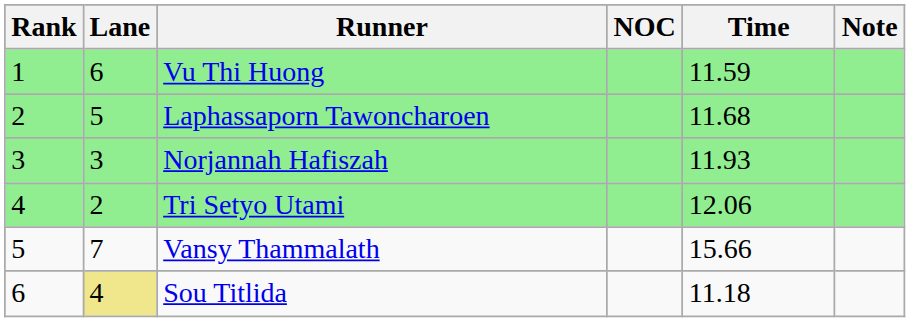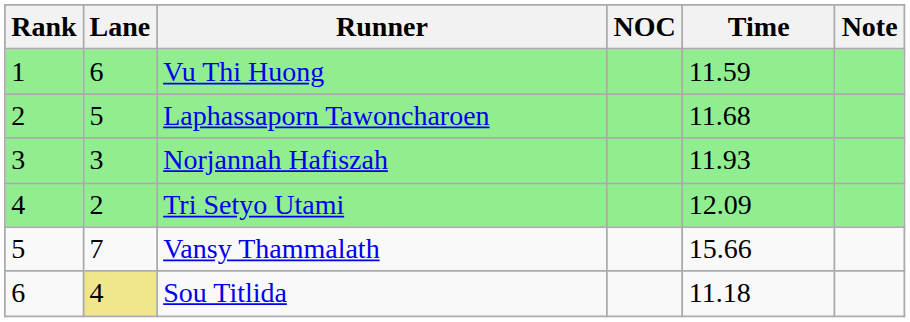(720, 204) 12.06 -> (720, 204) 12.09
